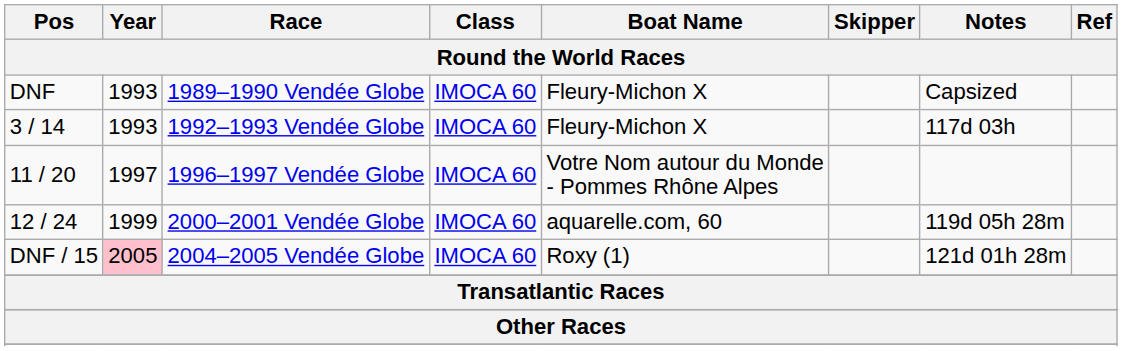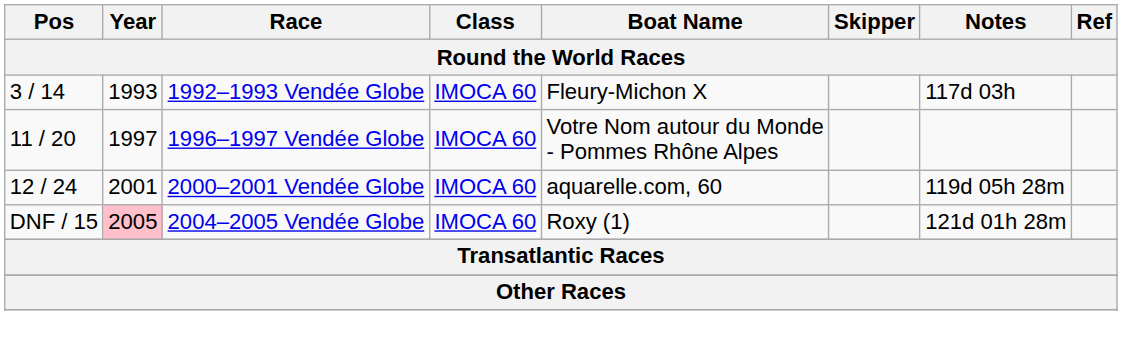- row: (296, 92)
(133, 221) 1999 -> (133, 186) 2001
